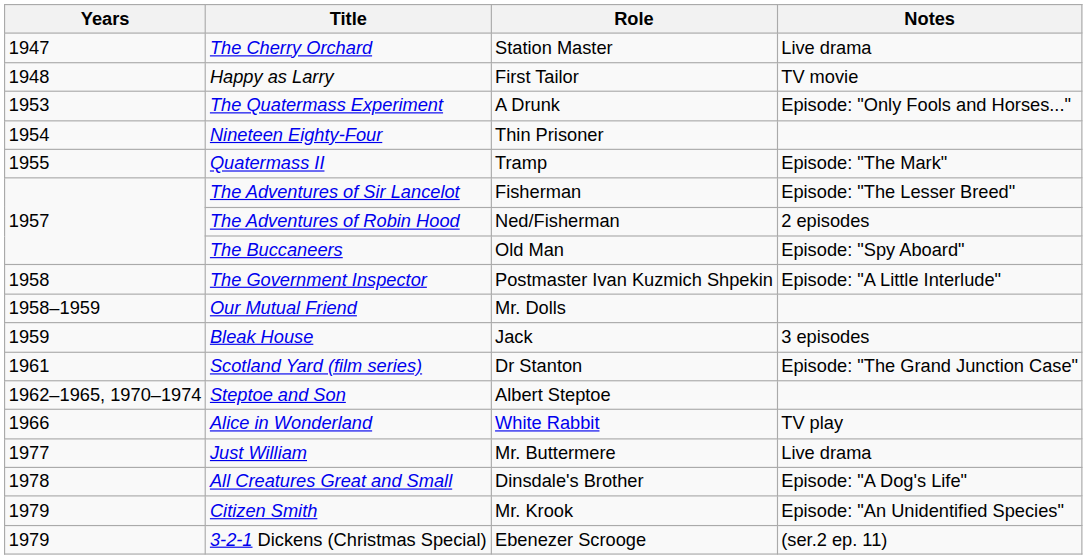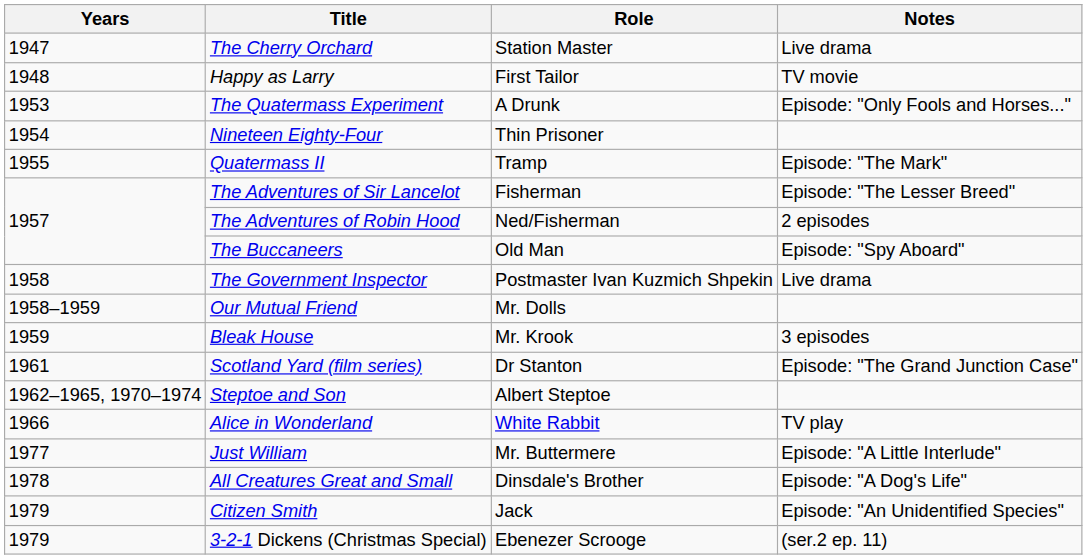(891, 279) Episode: "A Little Interlude" -> (826, 279) Live drama
(514, 337) Jack -> (534, 337) Mr. Krook
(826, 452) Live drama -> (891, 452) Episode: "A Little Interlude"
(534, 510) Mr. Krook -> (514, 510) Jack
